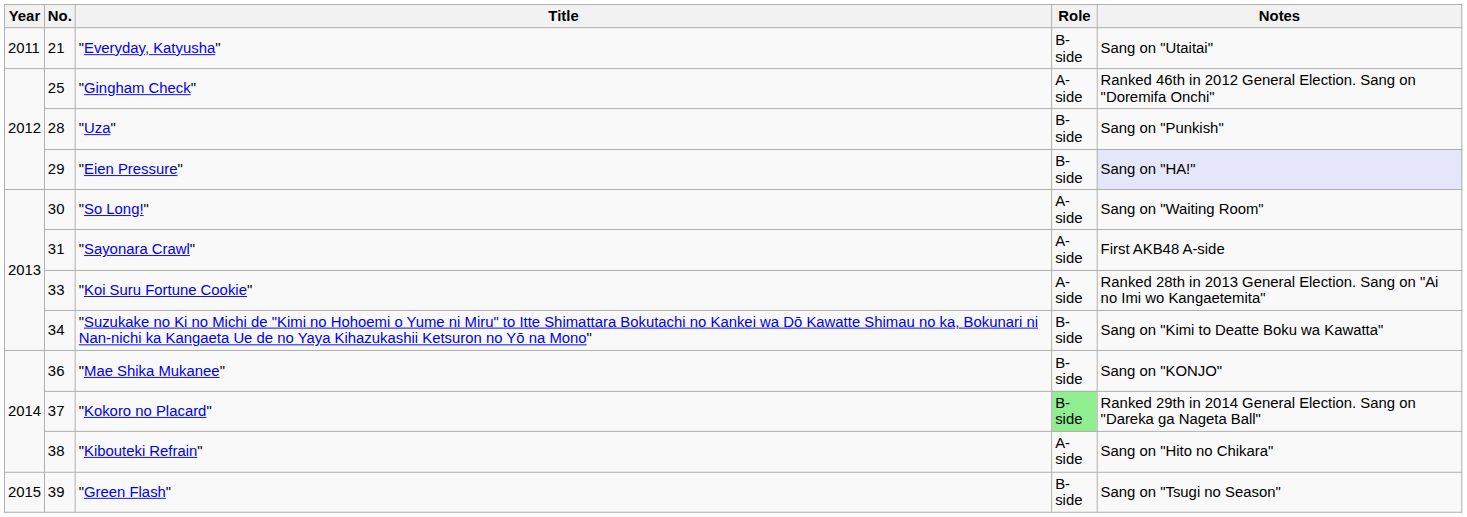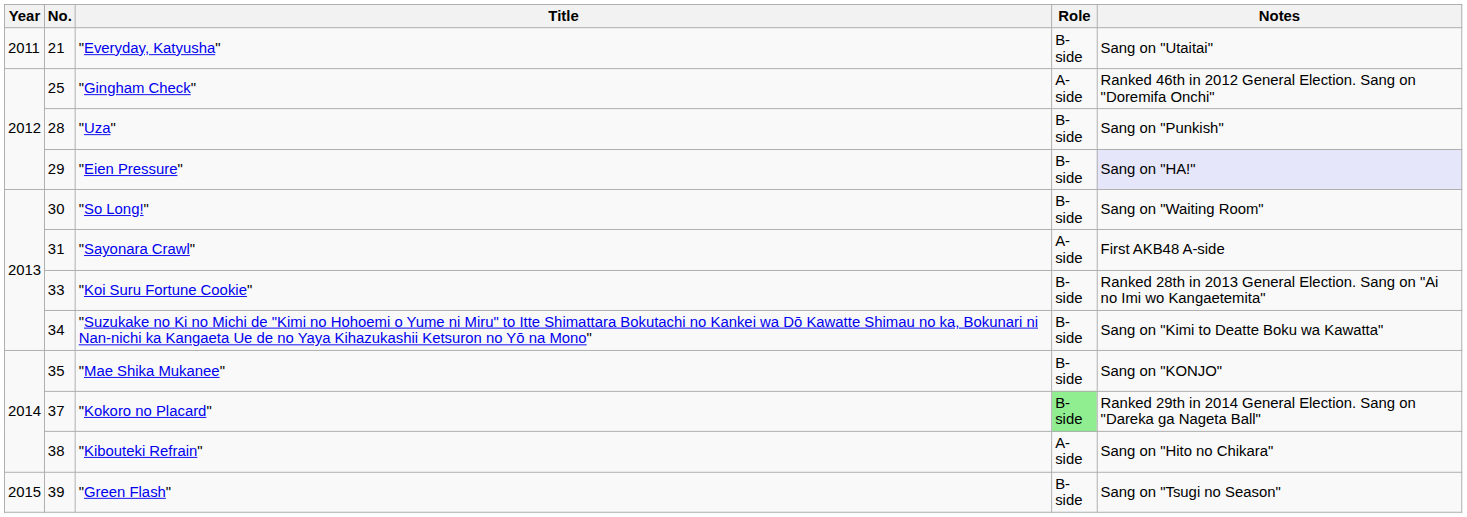(1069, 209) A-side -> (1069, 209) B-side
(1069, 290) A-side -> (1069, 290) B-side
(56, 370) 36 -> (56, 370) 35
